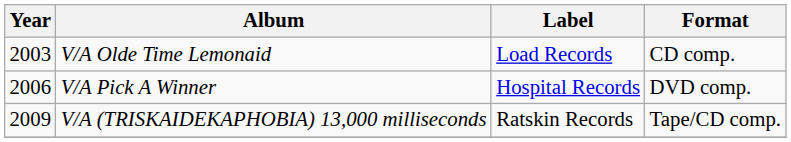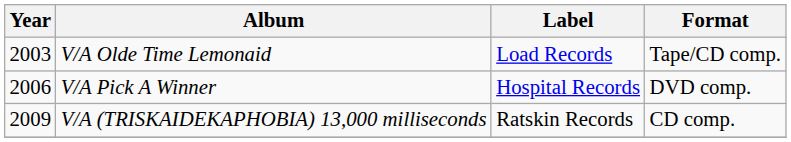(692, 53) CD comp. -> (715, 53) Tape/CD comp.
(715, 119) Tape/CD comp. -> (692, 119) CD comp.
